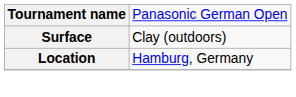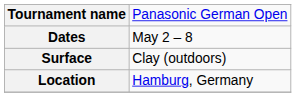+ row: (67, 37)
